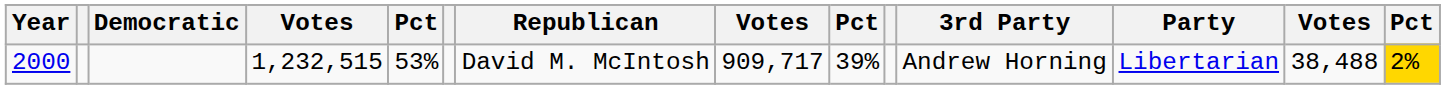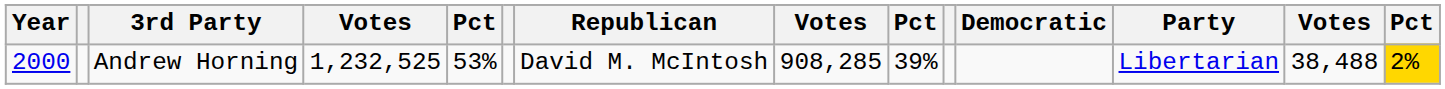columns swapped: (167, 25) <-> (1005, 25)
(317, 64) 1,232,515 -> (375, 64) 1,232,525
(773, 64) 909,717 -> (831, 64) 908,285
